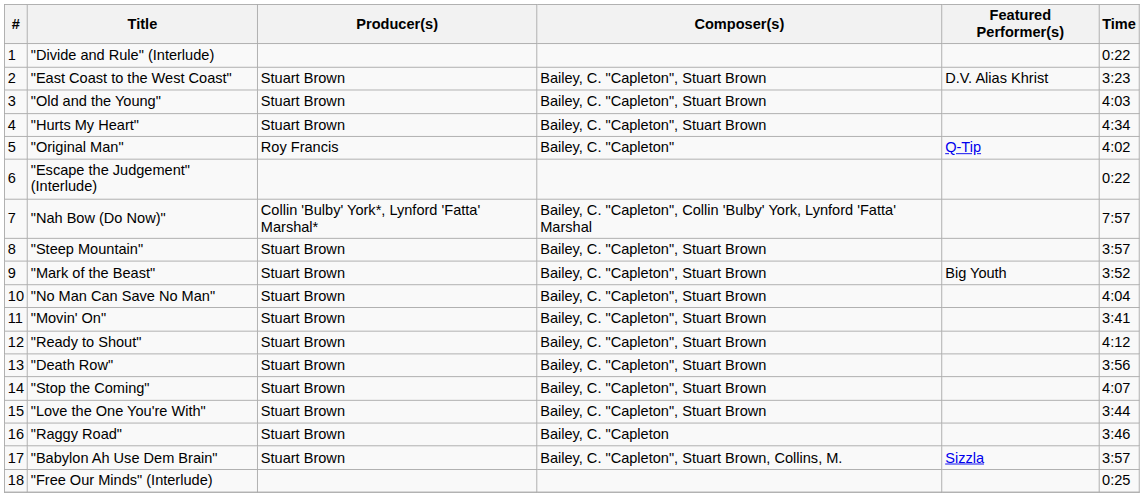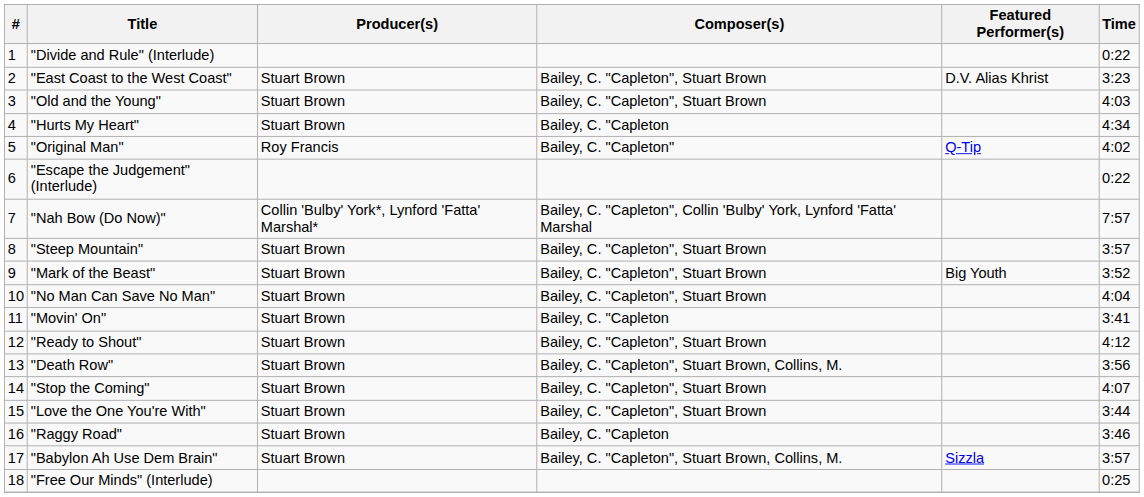(653, 124) Bailey, C. "Capleton", Stuart Brown -> (605, 124) Bailey, C. "Capleton
(653, 319) Bailey, C. "Capleton", Stuart Brown -> (605, 319) Bailey, C. "Capleton
(653, 365) Bailey, C. "Capleton", Stuart Brown -> (691, 365) Bailey, C. "Capleton", Stuart Brown, Collins, M.
